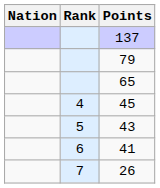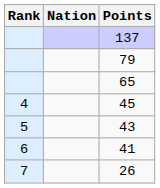columns swapped: (80, 16) <-> (32, 16)
